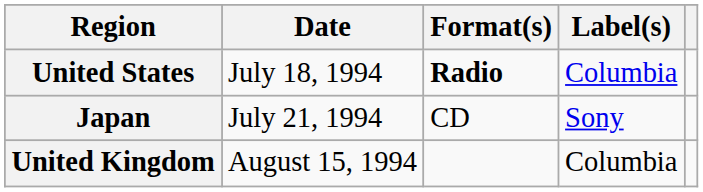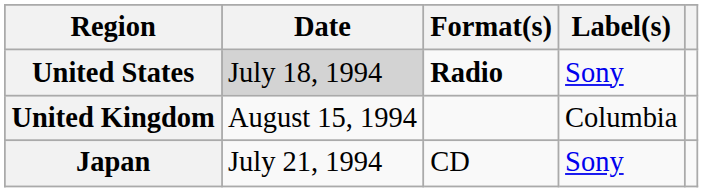(305, 72) no background -> (305, 72) lightgrey background
(621, 72) Columbia -> (594, 72) Sony
rows swapped: (113, 117) <-> (113, 162)
